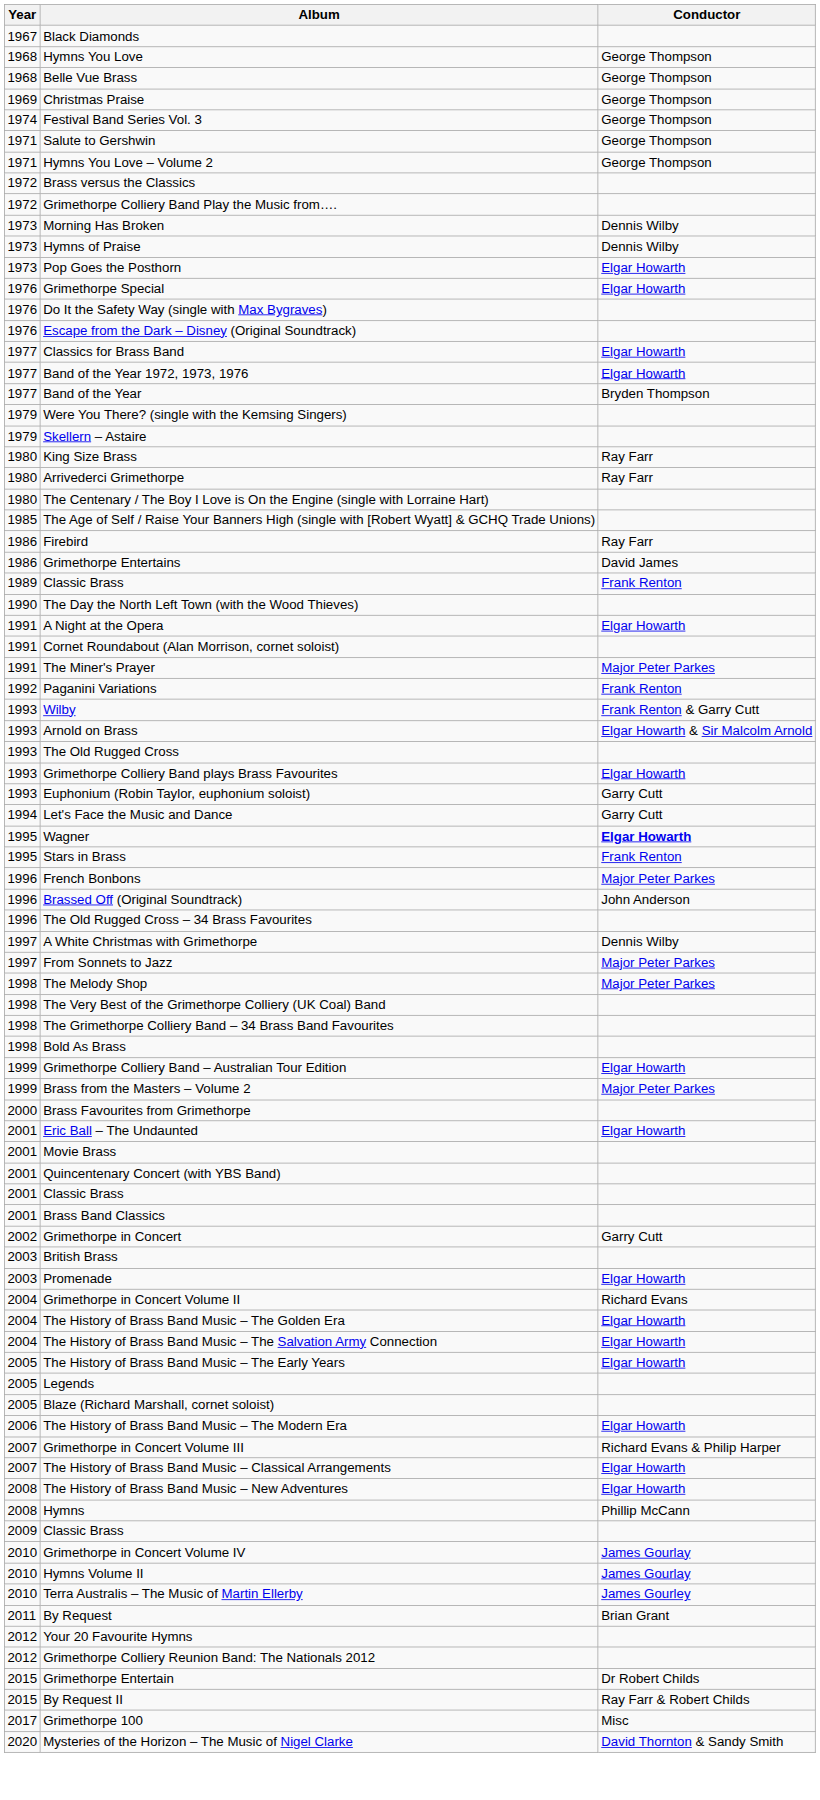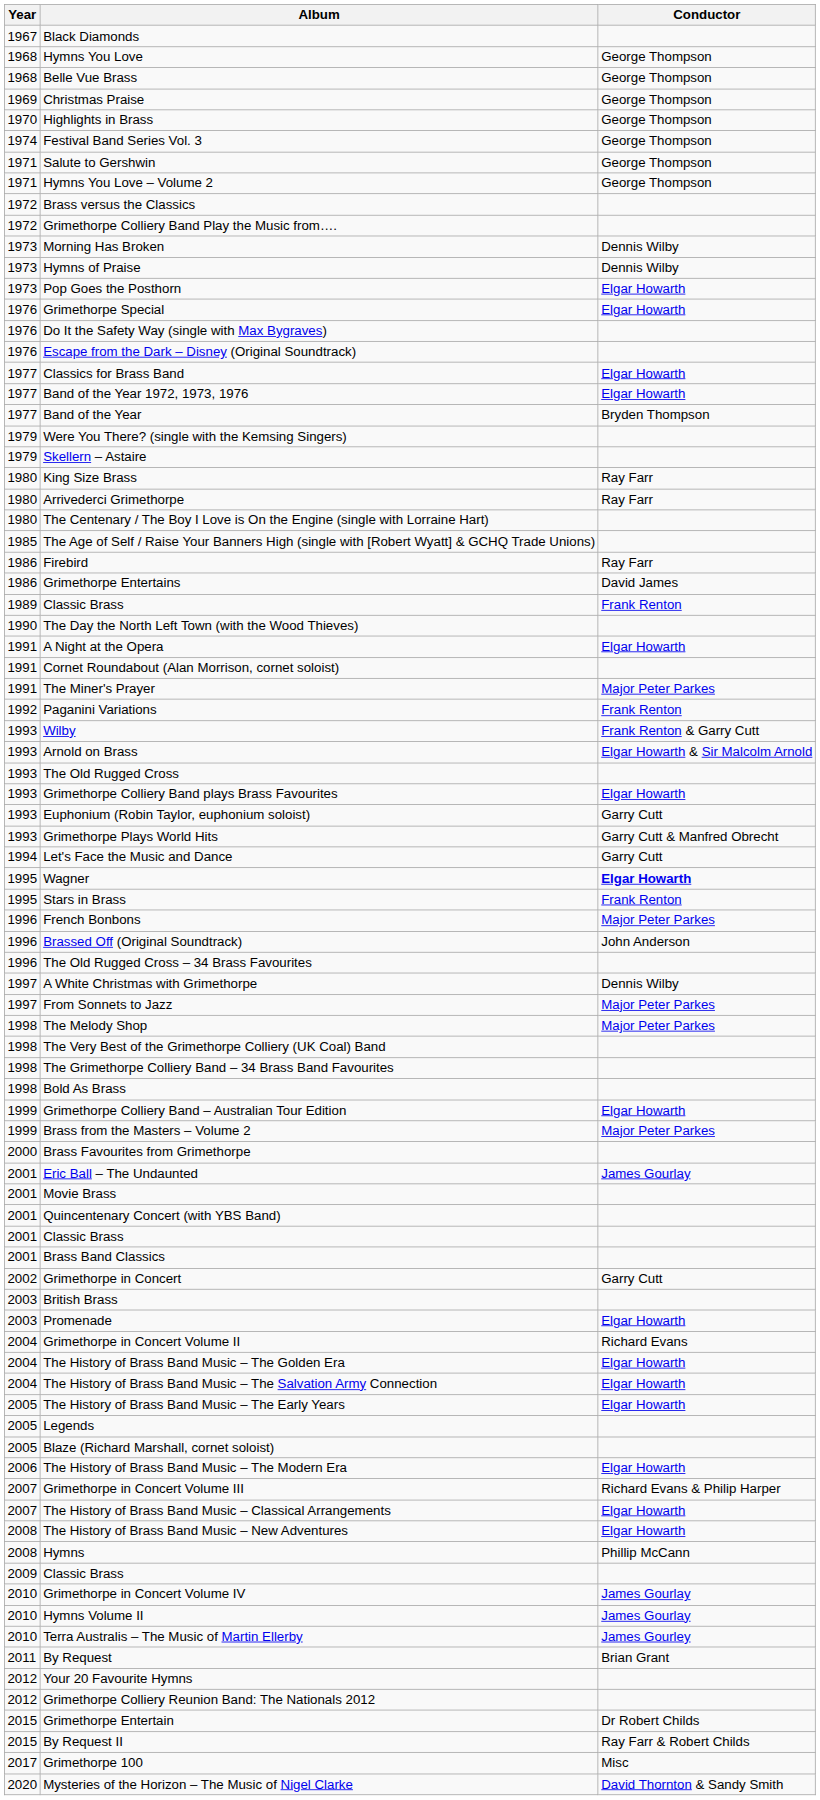+ row: (22, 120)
+ row: (22, 836)
(643, 1131) Elgar Howarth -> (646, 1173) James Gourlay
